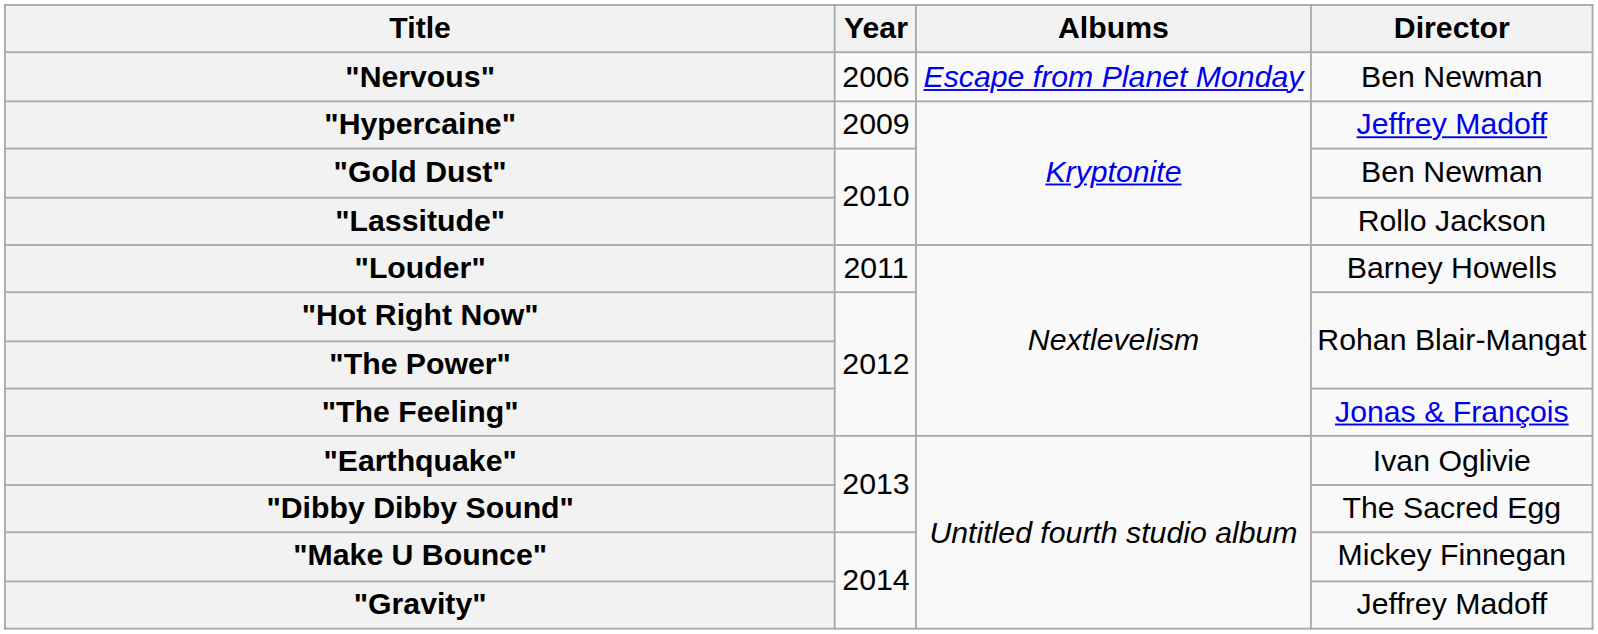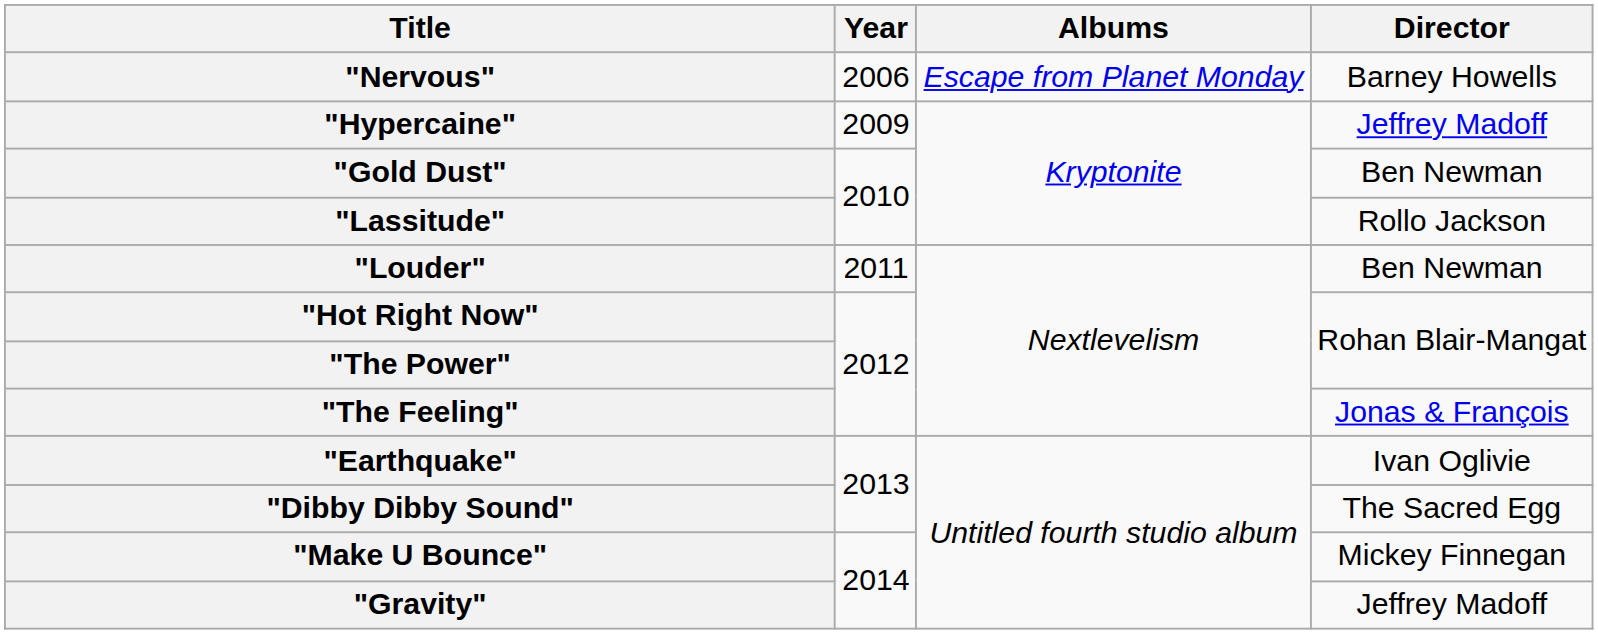(1452, 76) Ben Newman -> (1452, 76) Barney Howells
(1452, 268) Barney Howells -> (1452, 268) Ben Newman
